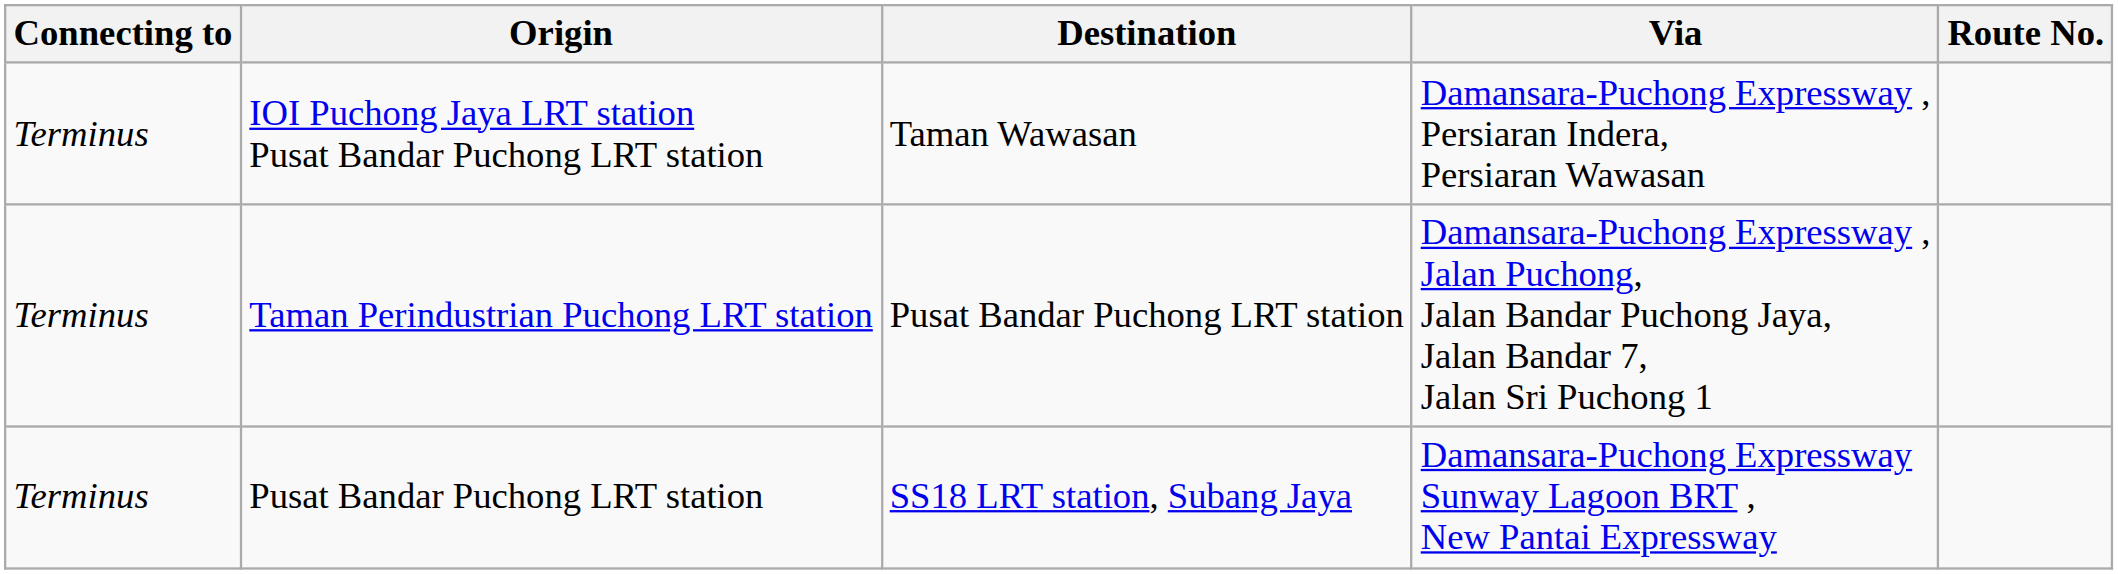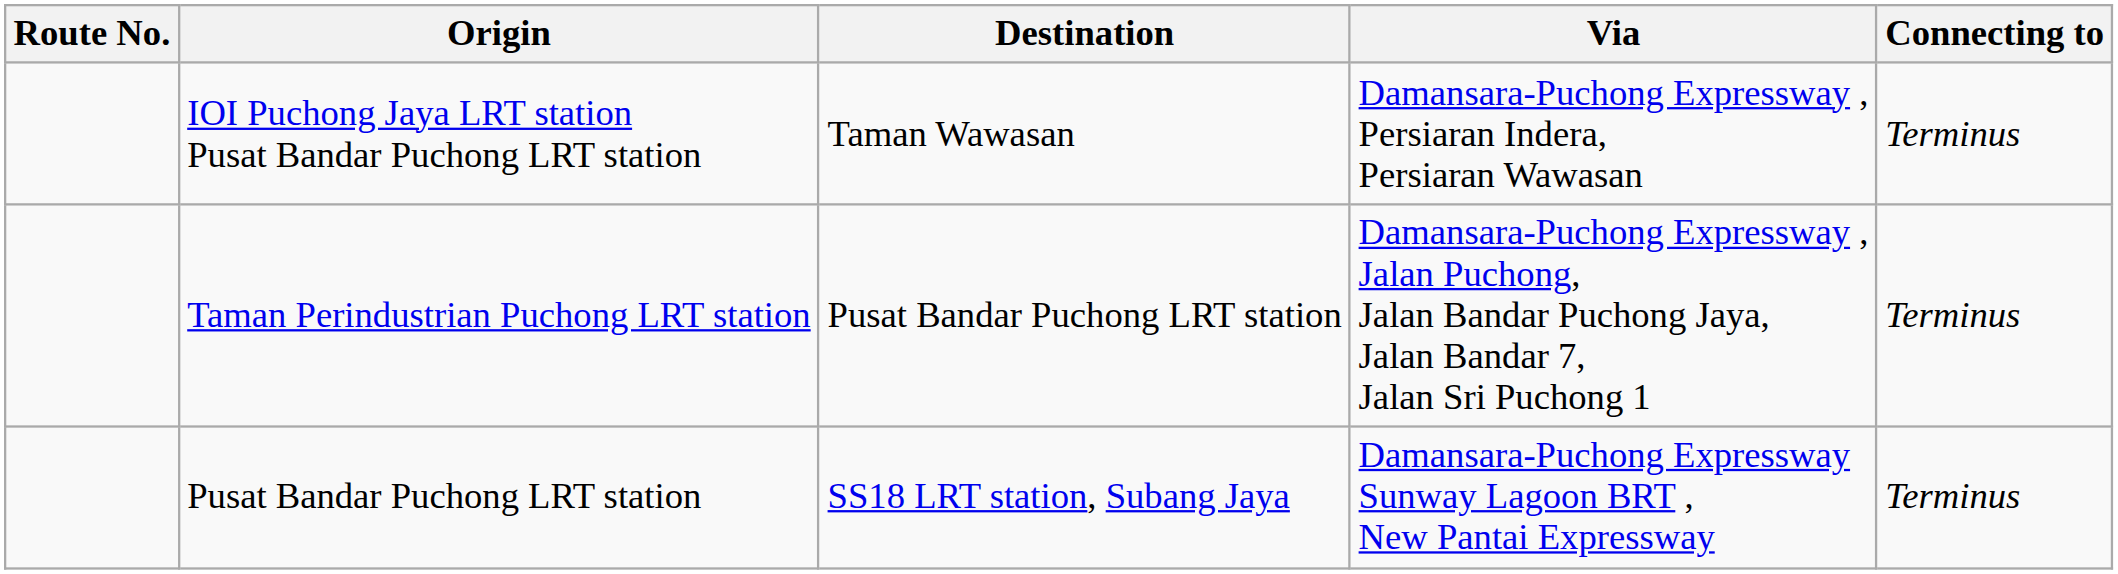columns swapped: (2026, 33) <-> (123, 33)
